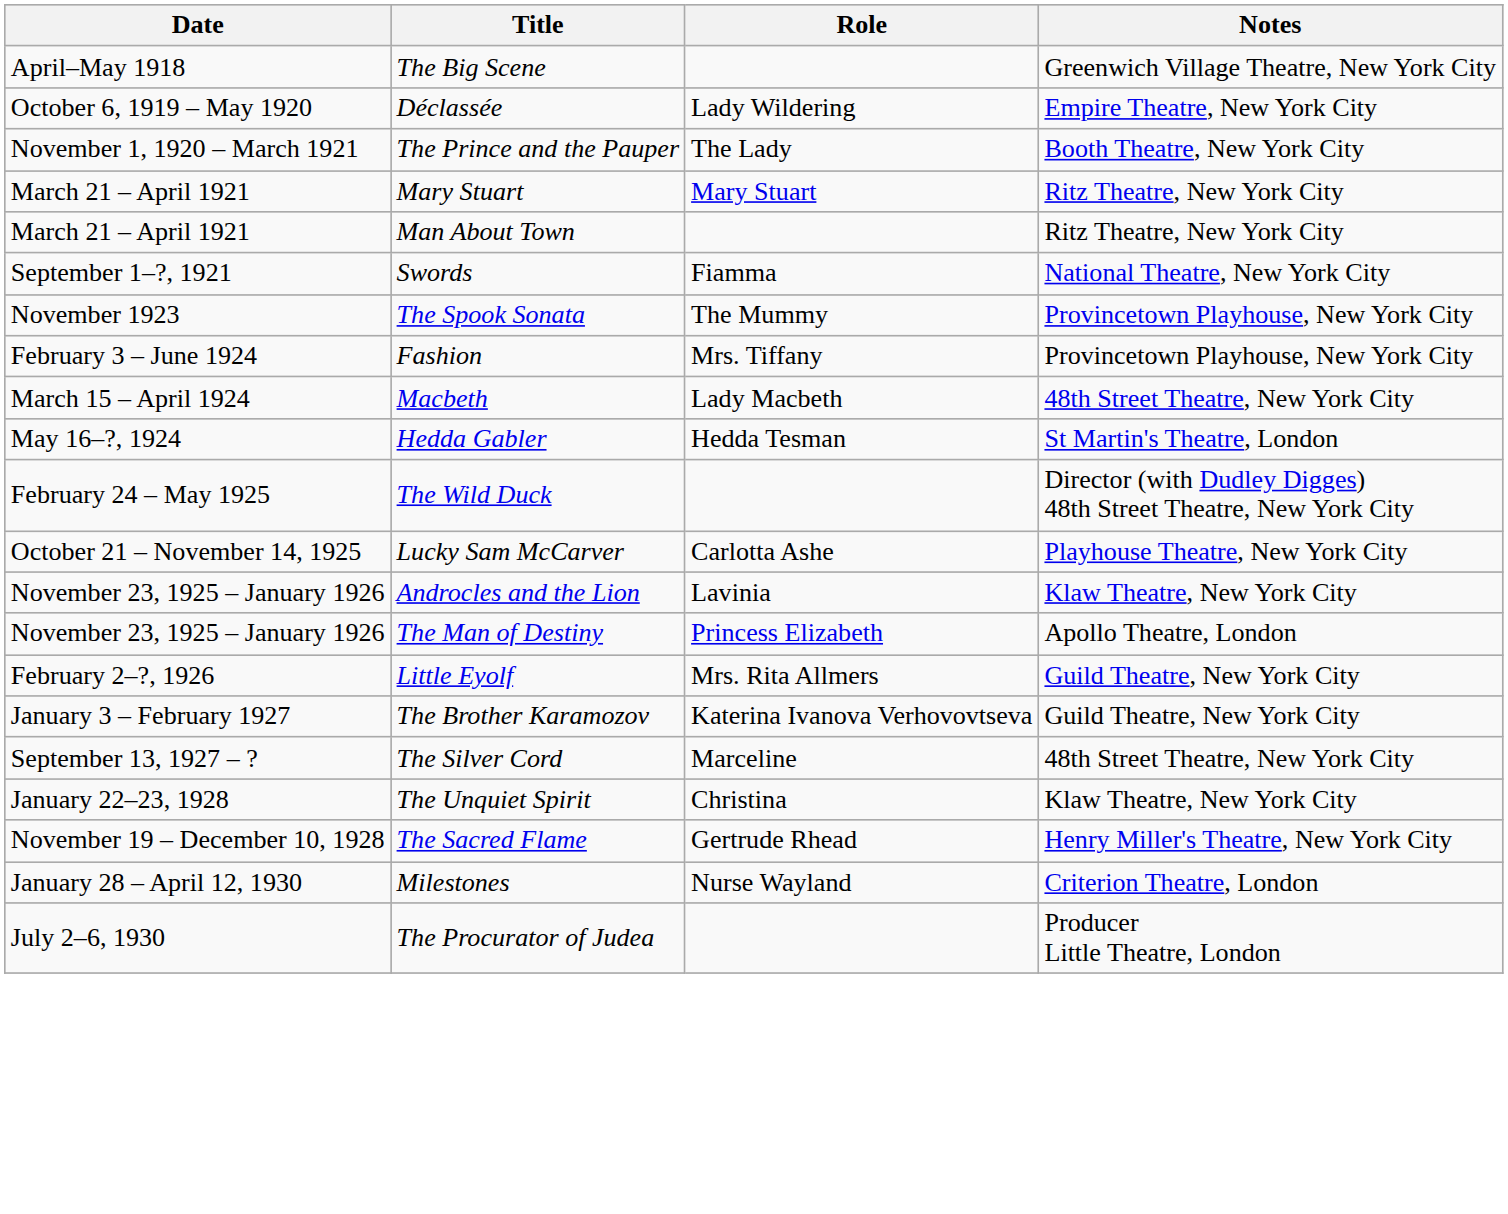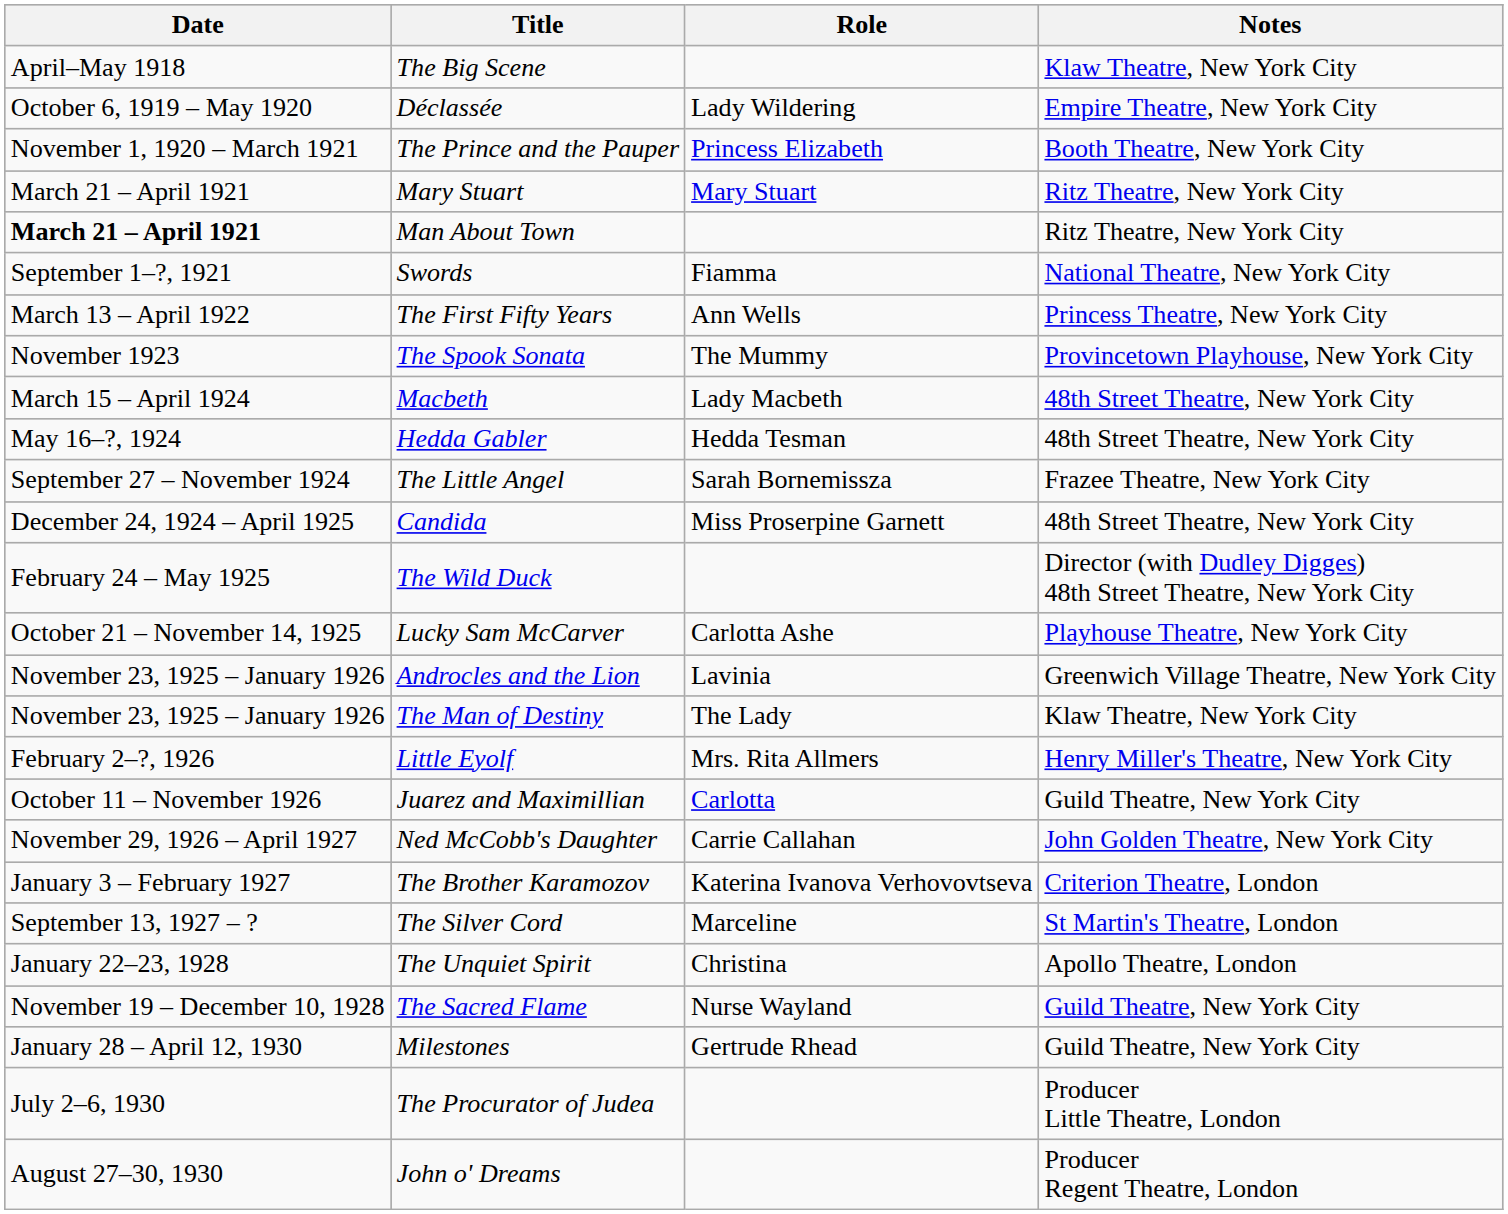(1270, 66) Greenwich Village Theatre, New York City -> (1201, 66) Klaw Theatre, New York City
(741, 149) The Lady -> (787, 149) Princess Elizabeth
(130, 231) normal -> (136, 231) bold
+ row: (504, 314)
- row: (439, 356)
(1191, 438) St Martin's Theatre, London -> (1229, 438) 48th Street Theatre, New York City
+ row: (480, 480)
+ row: (442, 521)
(1201, 592) Klaw Theatre, New York City -> (1270, 674) Greenwich Village Theatre, New York City
(787, 633) Princess Elizabeth -> (741, 716) The Lady
(1171, 633) Apollo Theatre, London -> (1201, 716) Klaw Theatre, New York City
(1202, 674) Guild Theatre, New York City -> (1248, 757) Henry Miller's Theatre, New York City
+ row: (521, 799)
+ row: (527, 840)
(1202, 716) Guild Theatre, New York City -> (1181, 881) Criterion Theatre, London
(1229, 757) 48th Street Theatre, New York City -> (1191, 923) St Martin's Theatre, London
(1201, 799) Klaw Theatre, New York City -> (1171, 964) Apollo Theatre, London
(774, 840) Gertrude Rhead -> (771, 1005) Nurse Wayland
(1248, 840) Henry Miller's Theatre, New York City -> (1202, 1005) Guild Theatre, New York City
(771, 881) Nurse Wayland -> (774, 1047) Gertrude Rhead
(1181, 881) Criterion Theatre, London -> (1202, 1047) Guild Theatre, New York City
+ row: (479, 1173)
